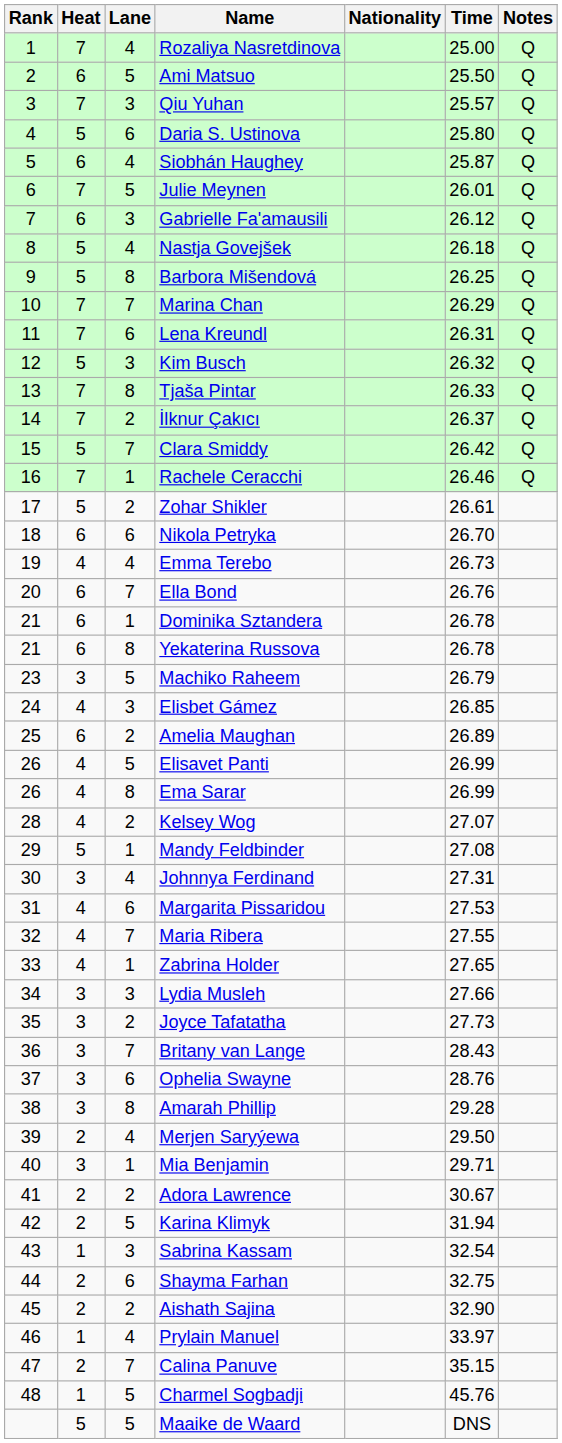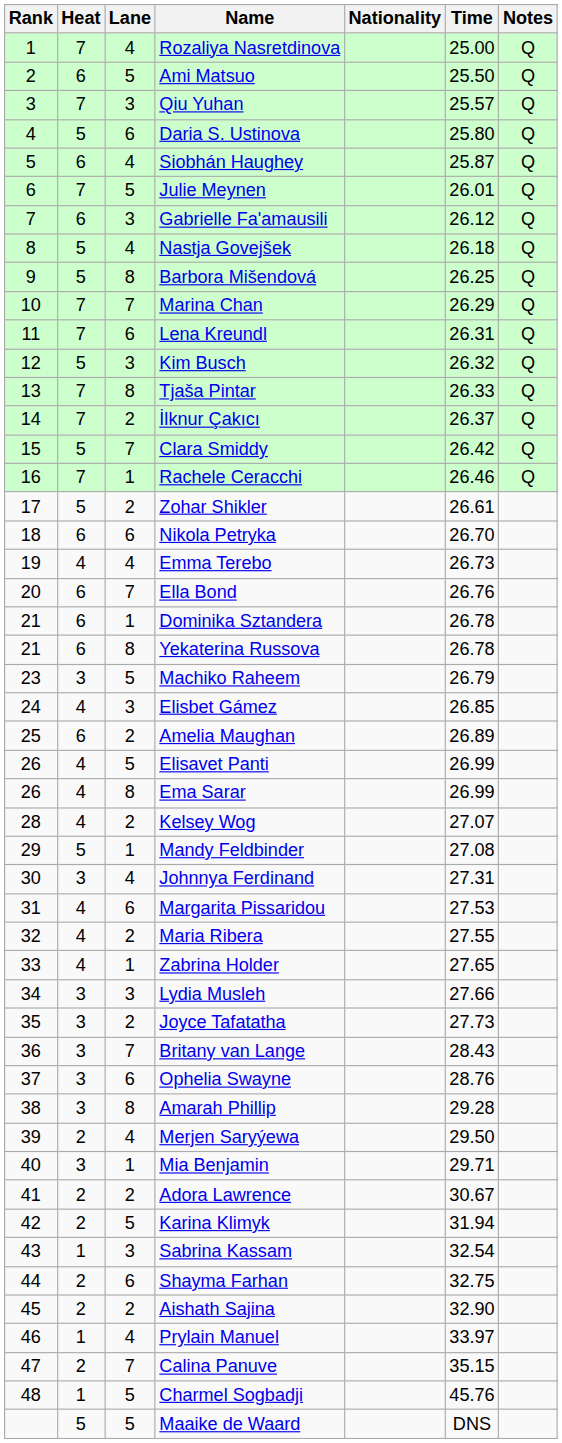(130, 936) 7 -> (130, 936) 2
